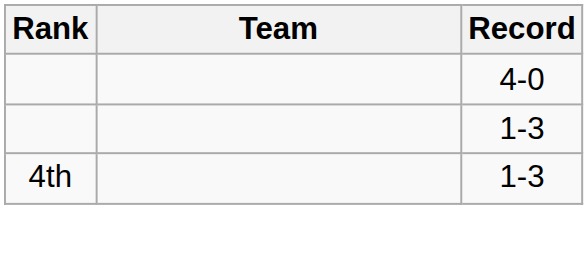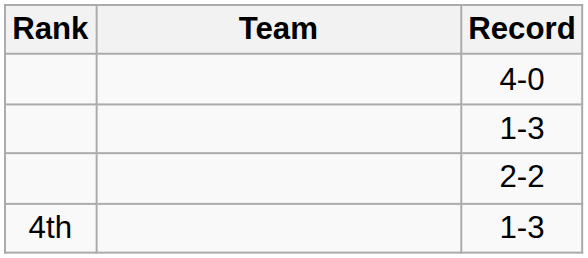+ row: (50, 178)
